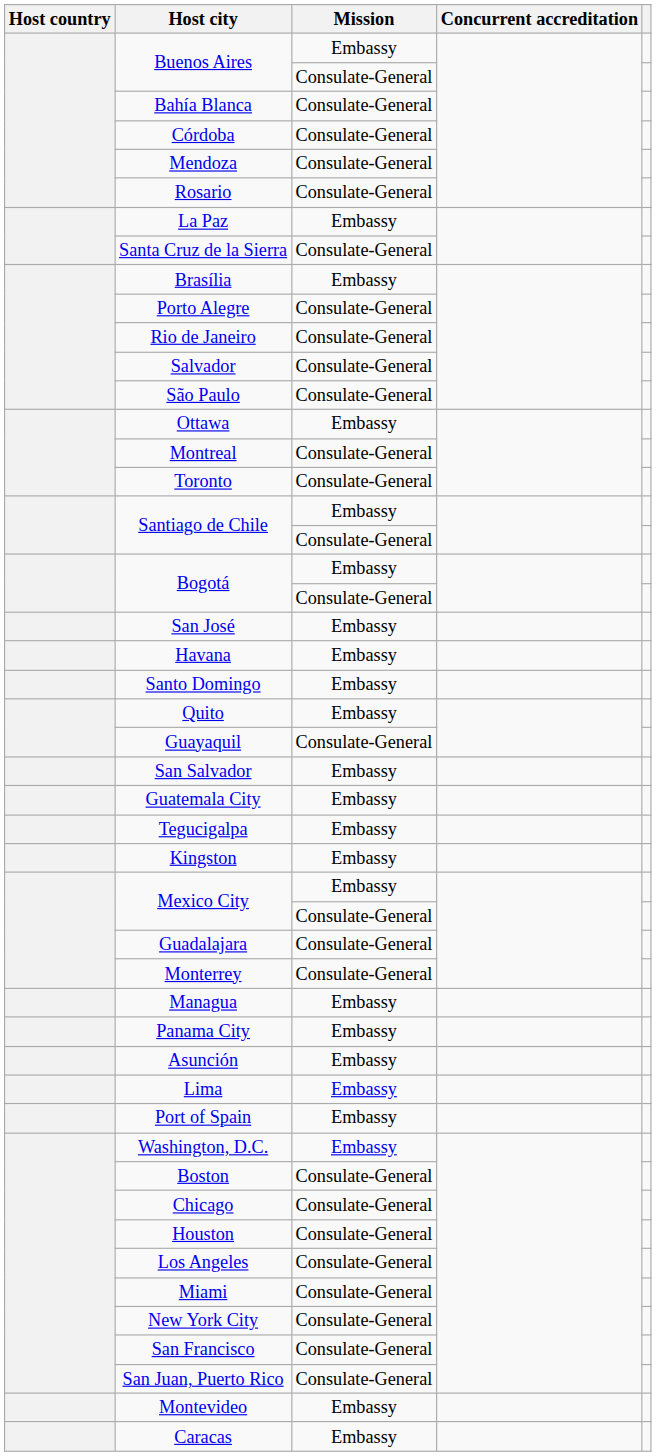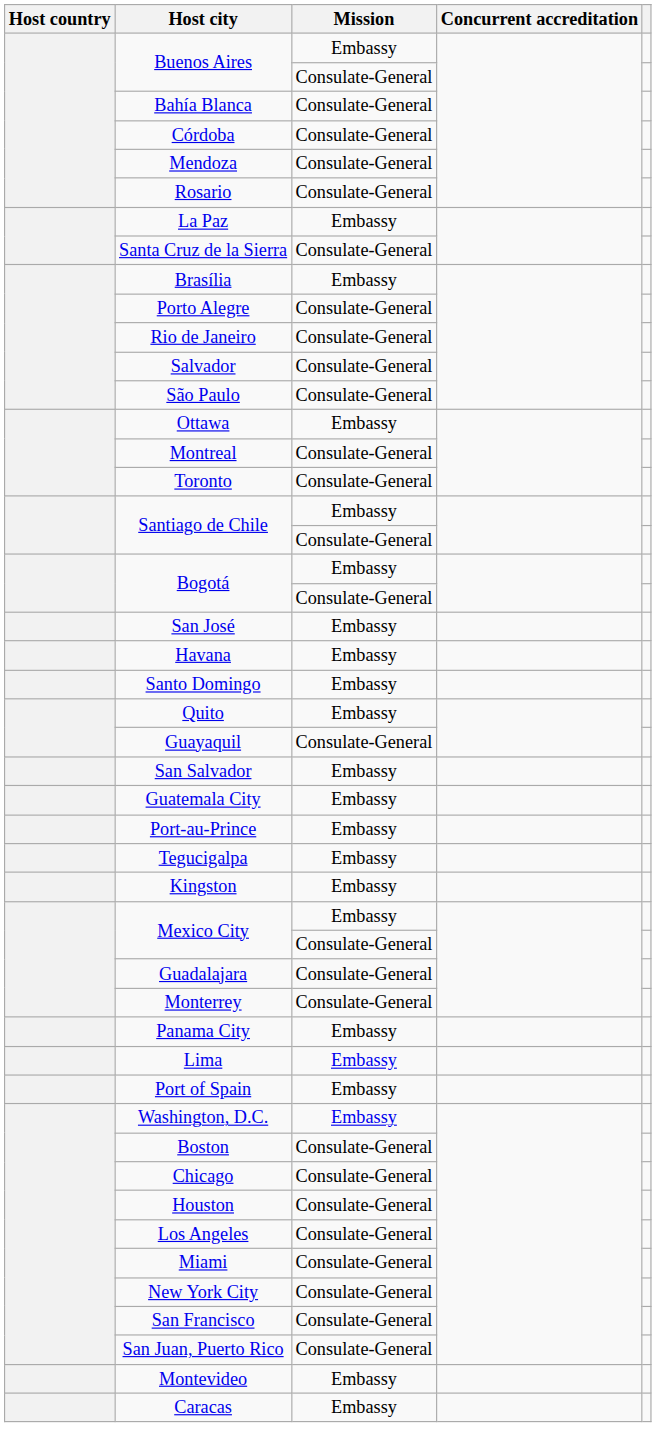+ row: (203, 828)
- row: (203, 1002)
- row: (203, 1060)
